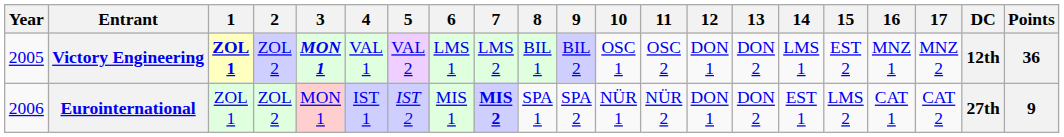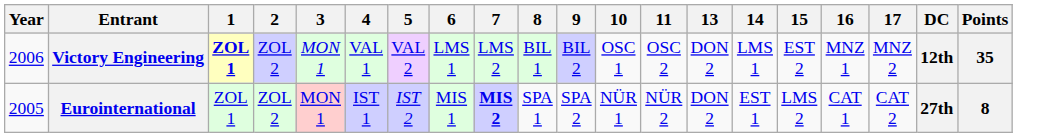- column: (710, 18)
(26, 57) 2005 -> (26, 57) 2006
(321, 57) bold -> (320, 57) normal
(1031, 57) 36 -> (985, 57) 35
(26, 107) 2006 -> (26, 107) 2005
(1031, 107) 9 -> (985, 107) 8
